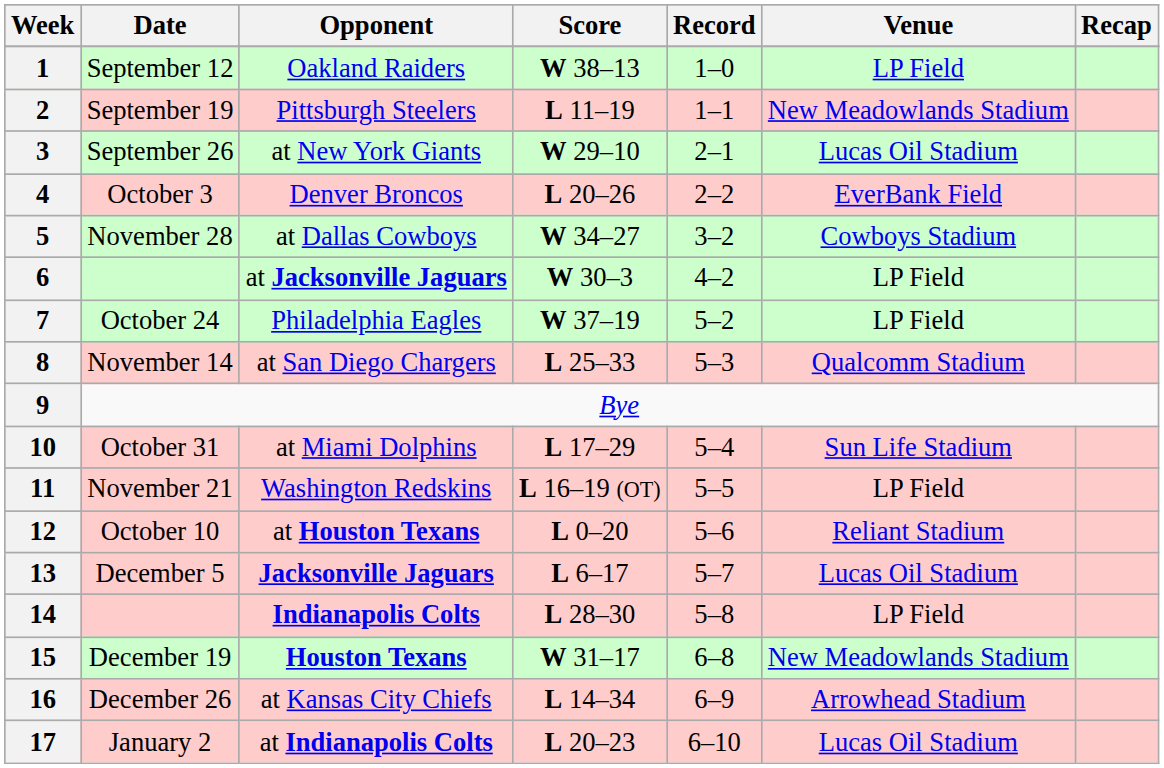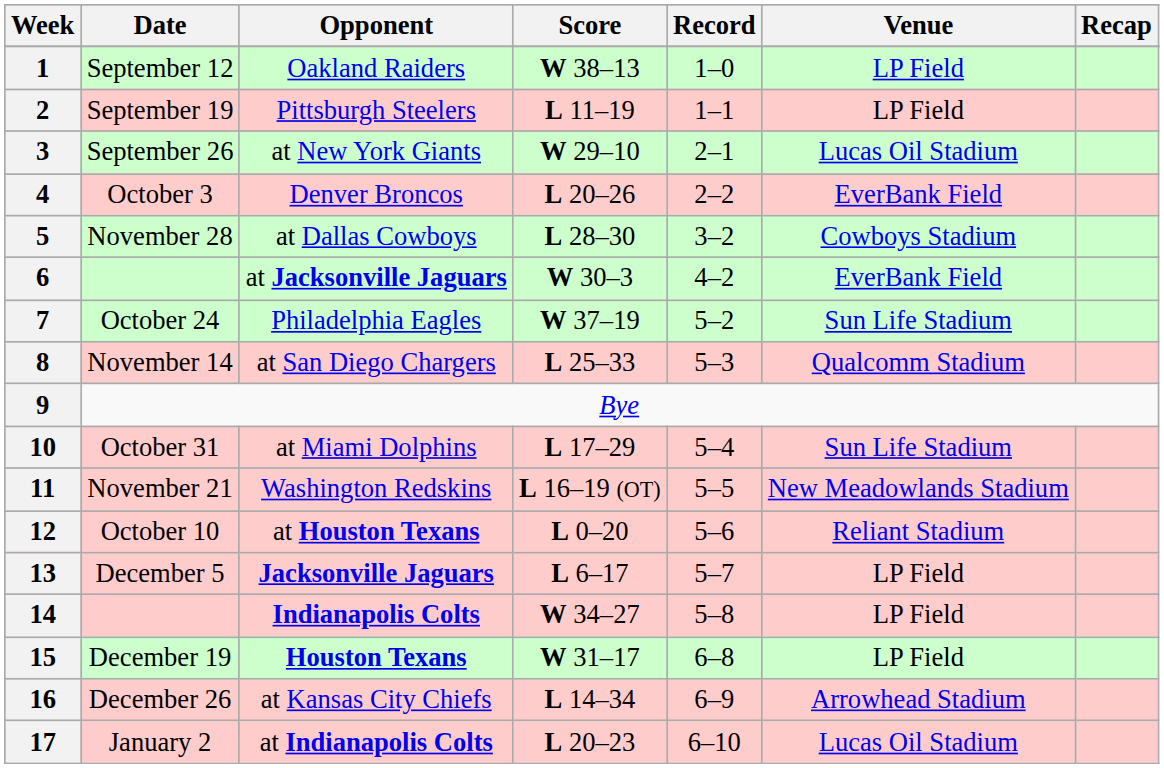(918, 109) New Meadowlands Stadium -> (918, 109) LP Field
(590, 236) W 34–27 -> (590, 236) L 28–30
(918, 278) LP Field -> (918, 278) EverBank Field
(918, 320) LP Field -> (918, 320) Sun Life Stadium
(918, 488) LP Field -> (918, 488) New Meadowlands Stadium
(918, 573) Lucas Oil Stadium -> (918, 573) LP Field
(590, 615) L 28–30 -> (590, 615) W 34–27
(918, 657) New Meadowlands Stadium -> (918, 657) LP Field
